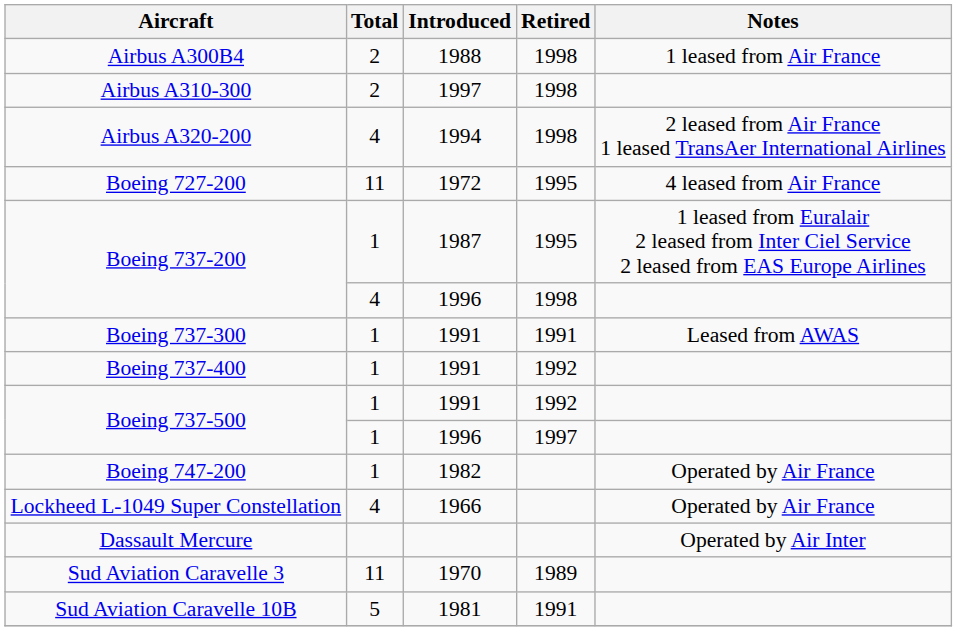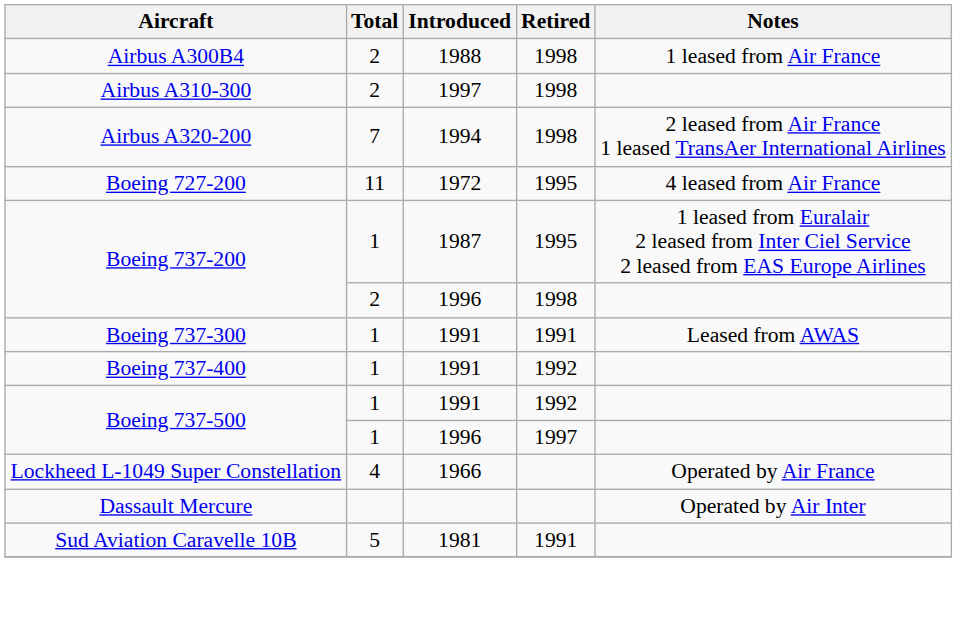(375, 136) 4 -> (375, 136) 7
(375, 300) 4 -> (375, 300) 2
- row: (176, 471)
- row: (176, 574)
